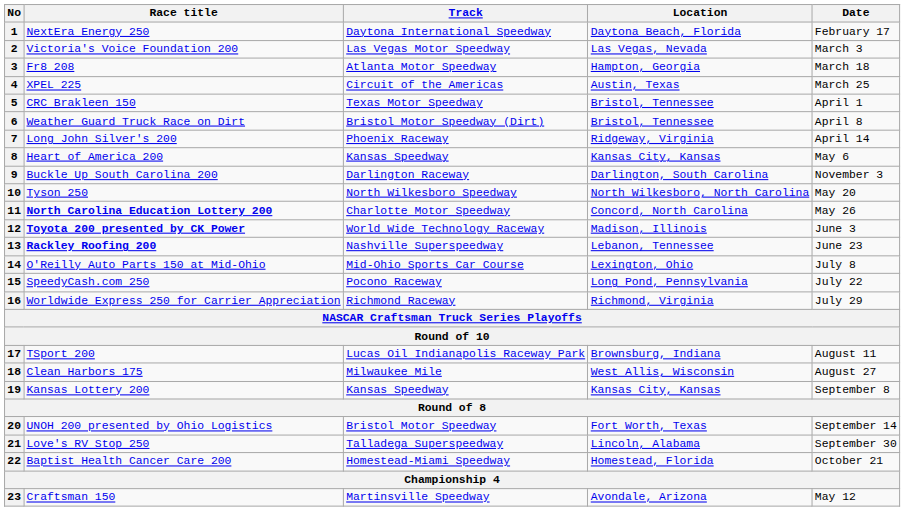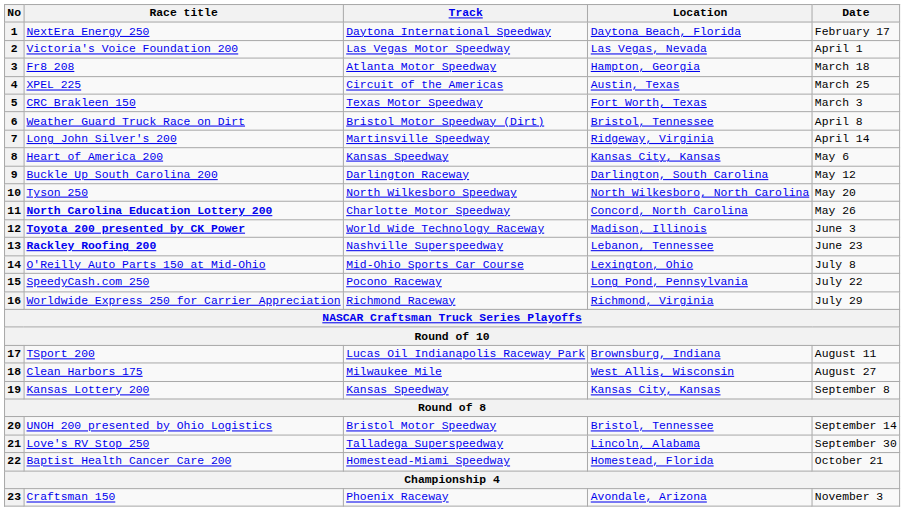(839, 49) March 3 -> (839, 49) April 1
(652, 103) Bristol, Tennessee -> (649, 103) Fort Worth, Texas
(839, 103) April 1 -> (839, 103) March 3
(397, 139) Phoenix Raceway -> (418, 139) Martinsville Speedway
(849, 175) November 3 -> (835, 175) May 12
(649, 426) Fort Worth, Texas -> (652, 426) Bristol, Tennessee
(418, 498) Martinsville Speedway -> (397, 498) Phoenix Raceway
(835, 498) May 12 -> (849, 498) November 3
